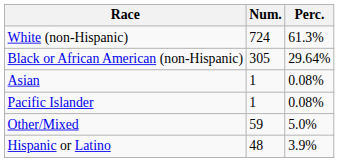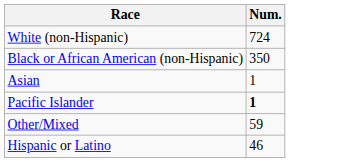- column: (309, 15)
(260, 59) 305 -> (260, 59) 350
(253, 102) normal -> (253, 102) bold
(256, 146) 48 -> (256, 146) 46
